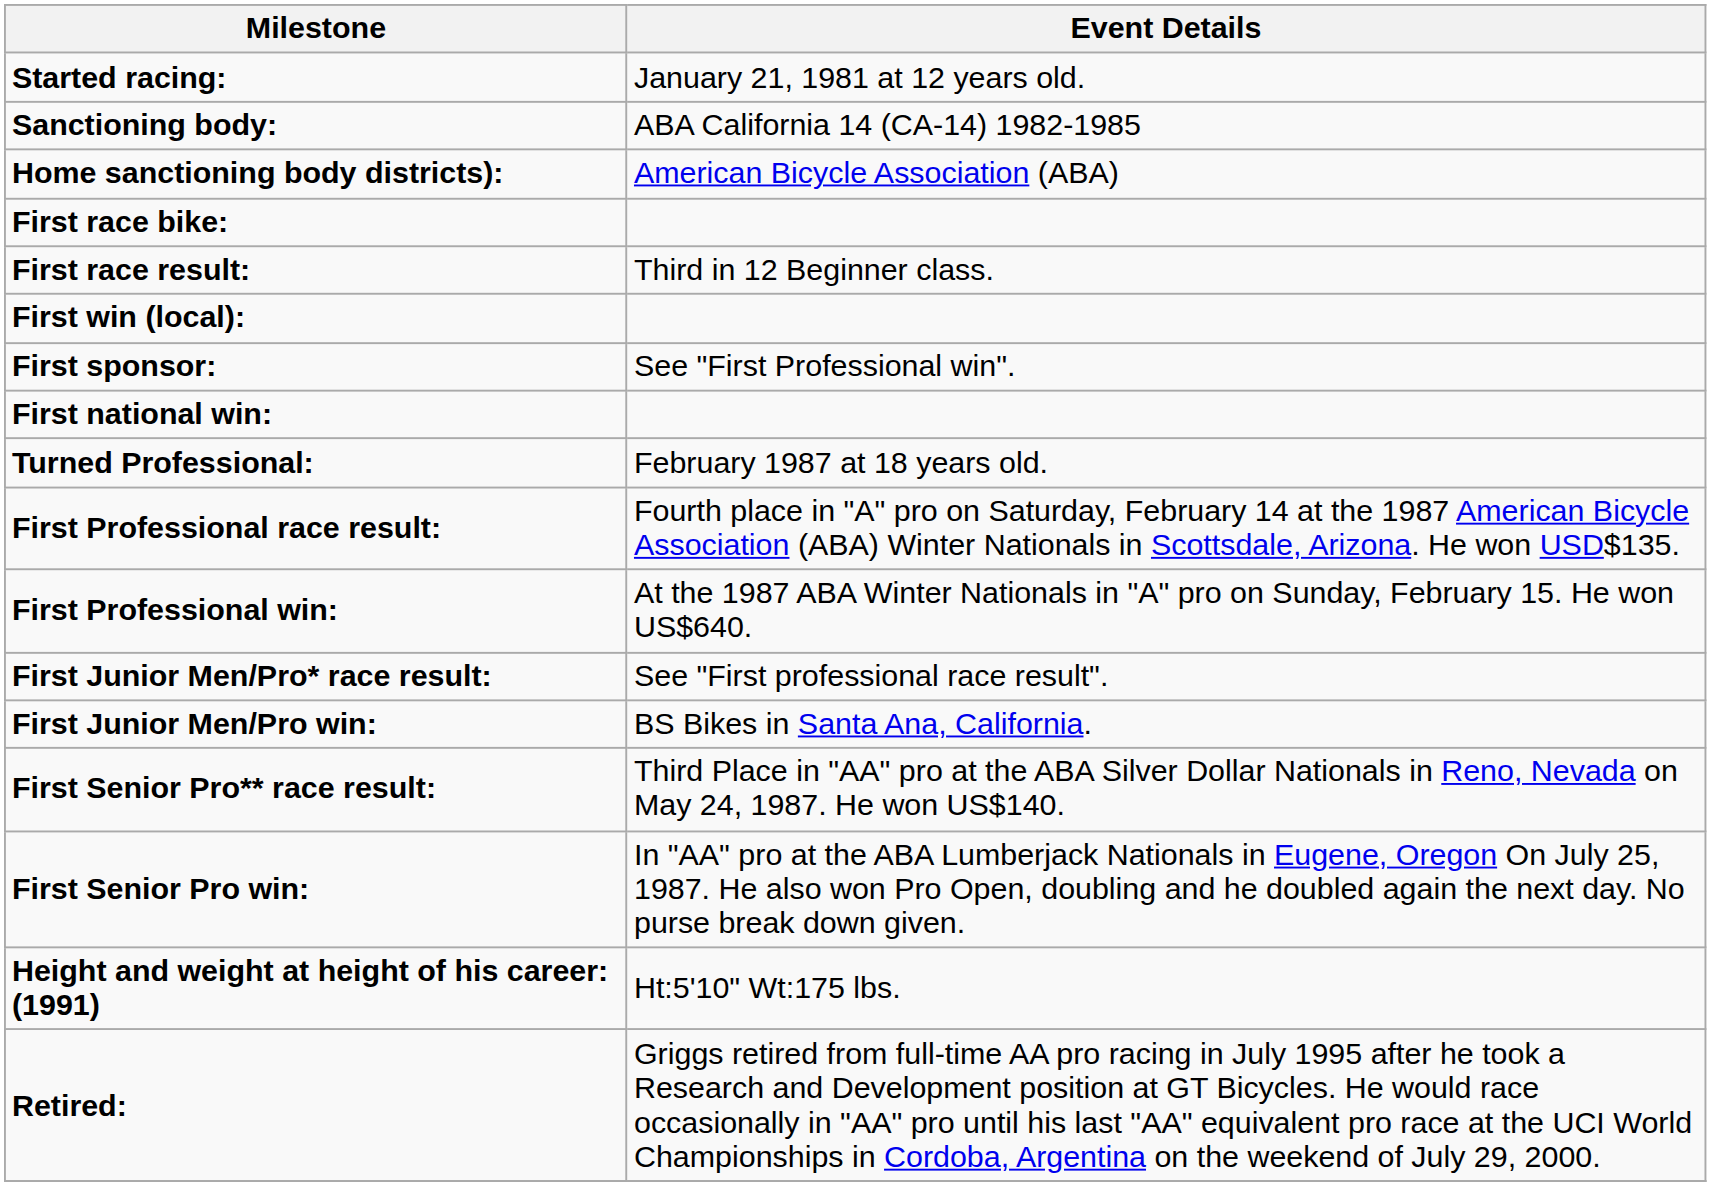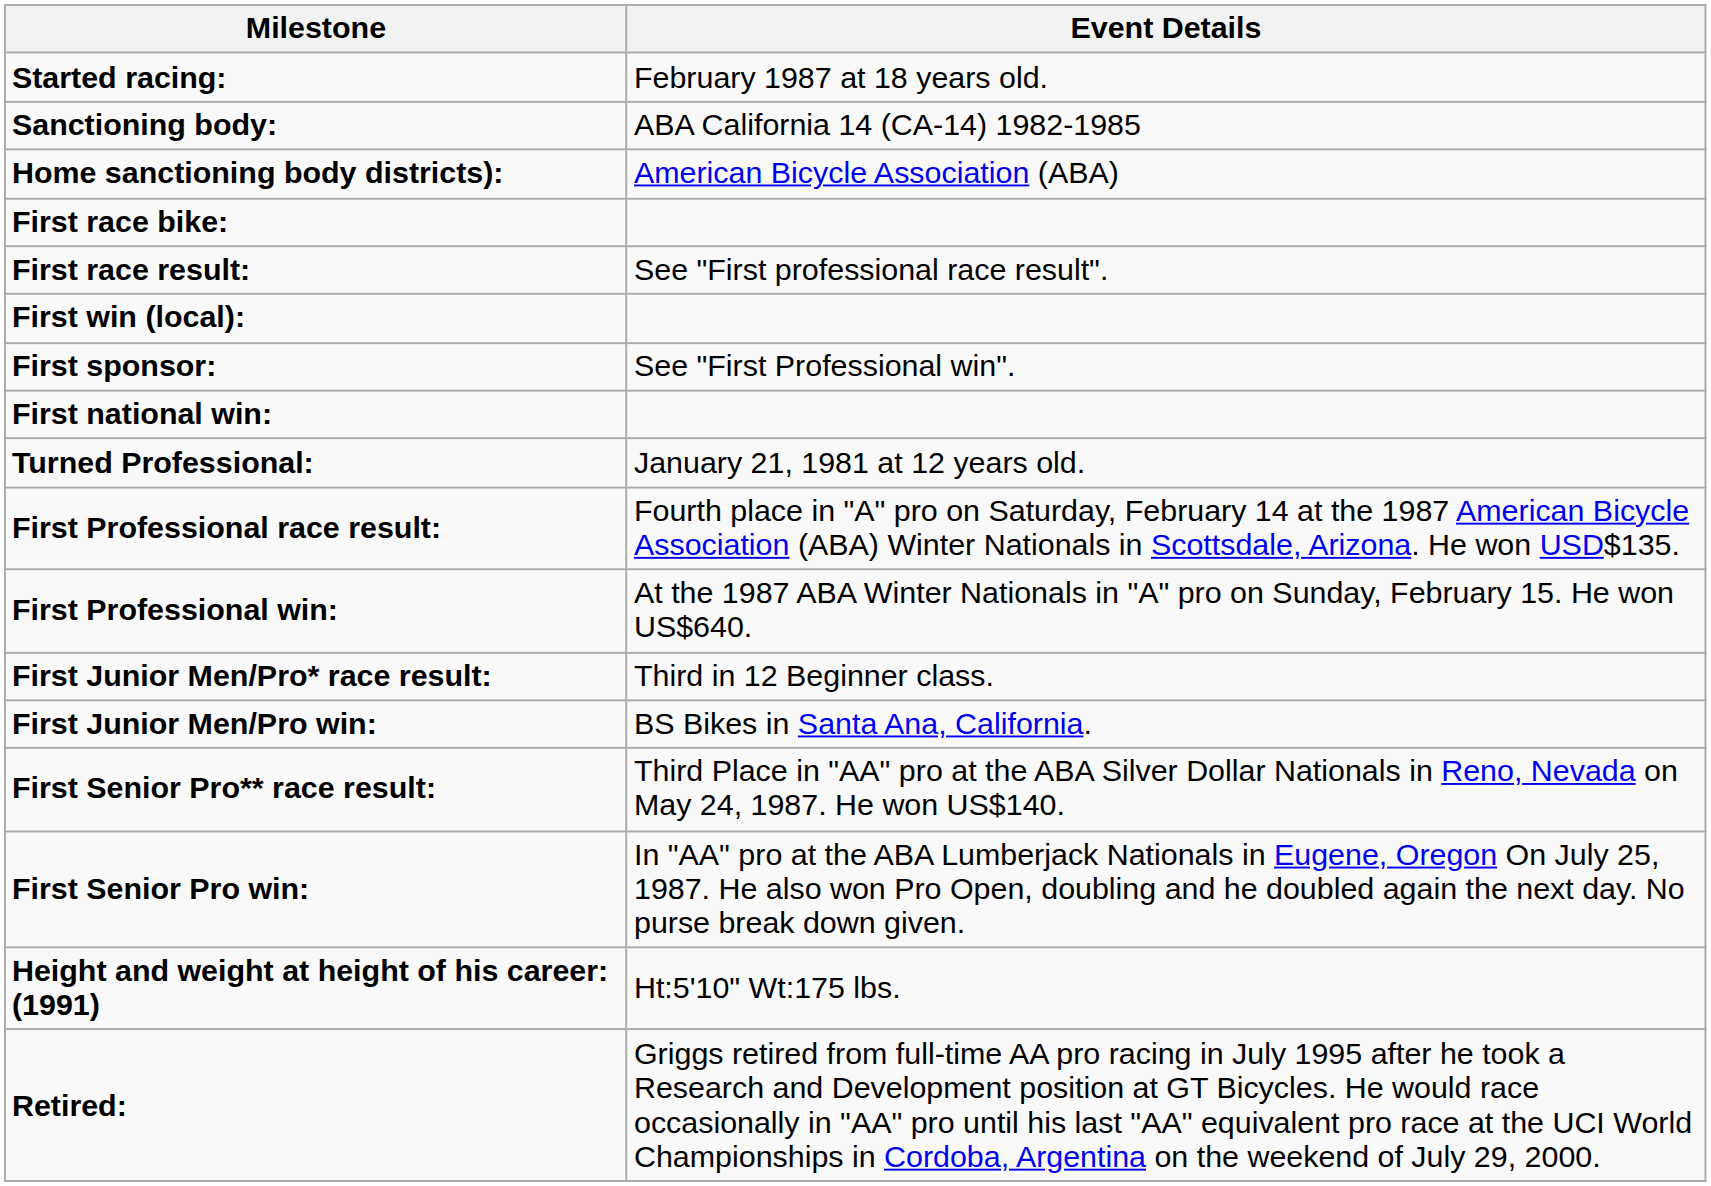(860, 76) January 21, 1981 at 12 years old. -> (841, 76) February 1987 at 18 years old.
(814, 269) Third in 12 Beginner class. -> (871, 269) See "First professional race result".
(841, 462) February 1987 at 18 years old. -> (860, 462) January 21, 1981 at 12 years old.
(871, 675) See "First professional race result". -> (814, 675) Third in 12 Beginner class.
